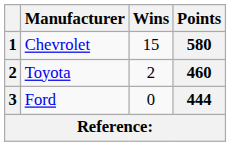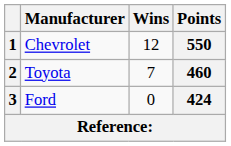(151, 45) 15 -> (151, 45) 12
(199, 45) 580 -> (199, 45) 550
(151, 72) 2 -> (151, 72) 7
(199, 99) 444 -> (199, 99) 424
